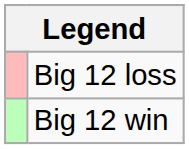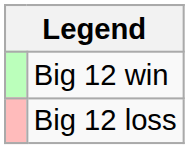rows swapped: (101, 121) <-> (105, 75)
